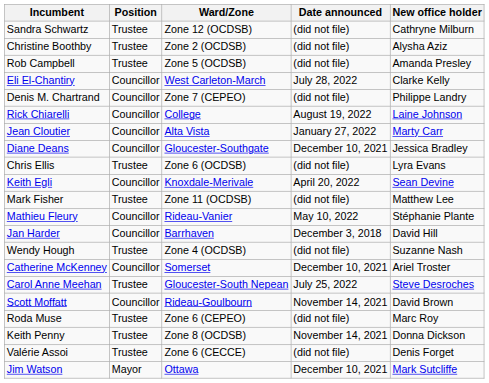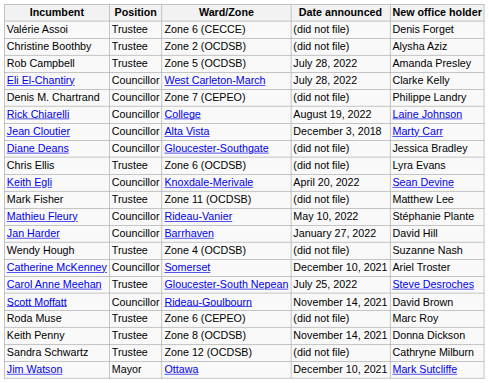rows swapped: (37, 353) <-> (48, 30)
(321, 64) (did not file) -> (325, 64) July 28, 2022
(335, 132) January 27, 2022 -> (337, 132) December 3, 2018
(340, 149) December 10, 2021 -> (321, 149) (did not file)
(337, 234) December 3, 2018 -> (335, 234) January 27, 2022
